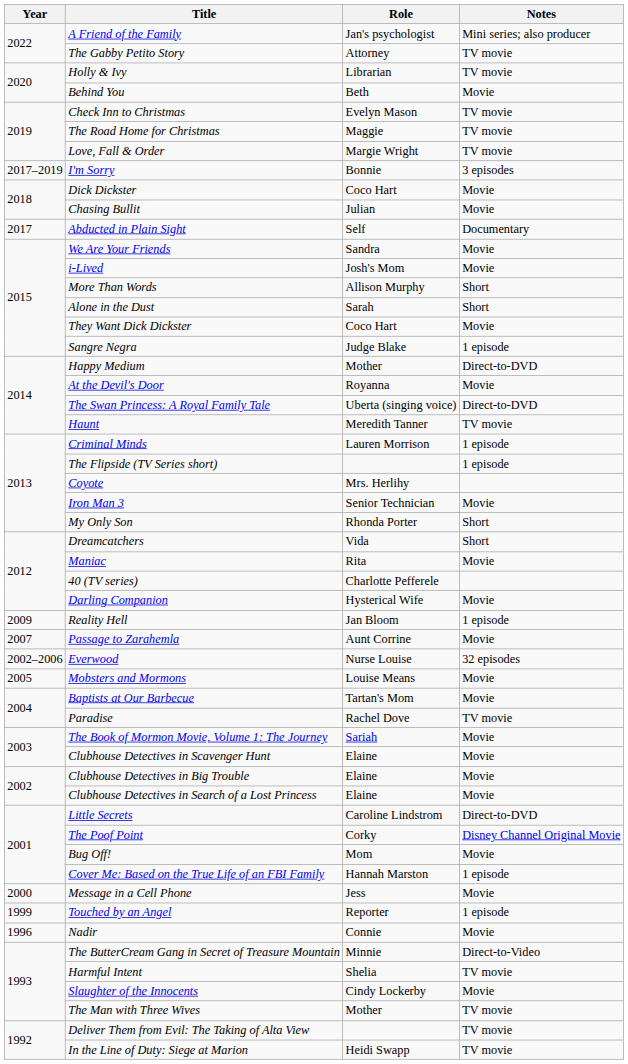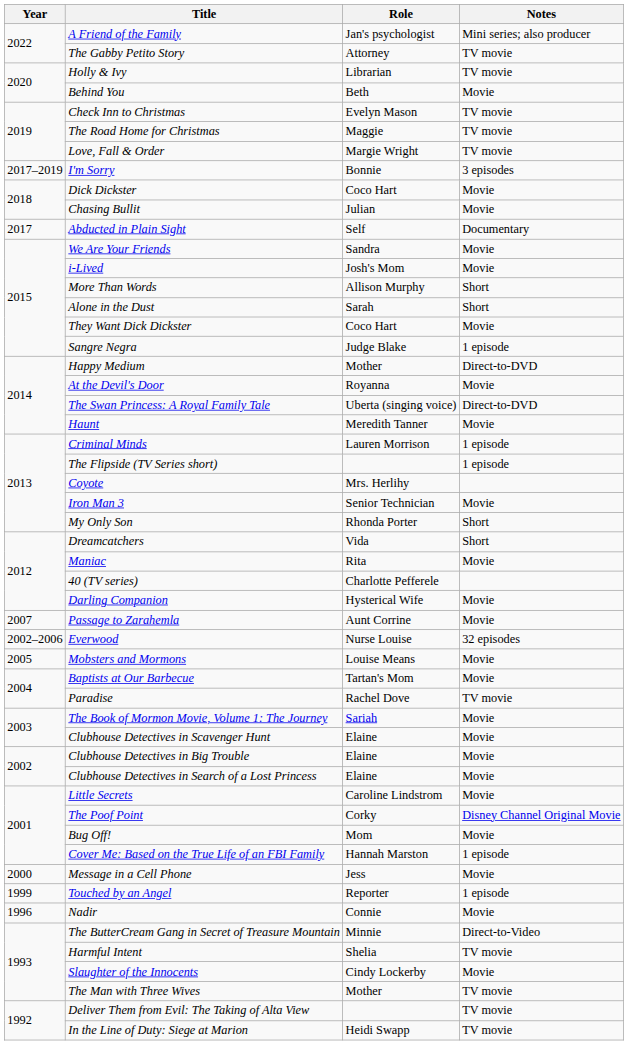(487, 424) TV movie -> (478, 424) Movie
- row: (98, 619)
(500, 815) Direct-to-DVD -> (478, 795) Movie
